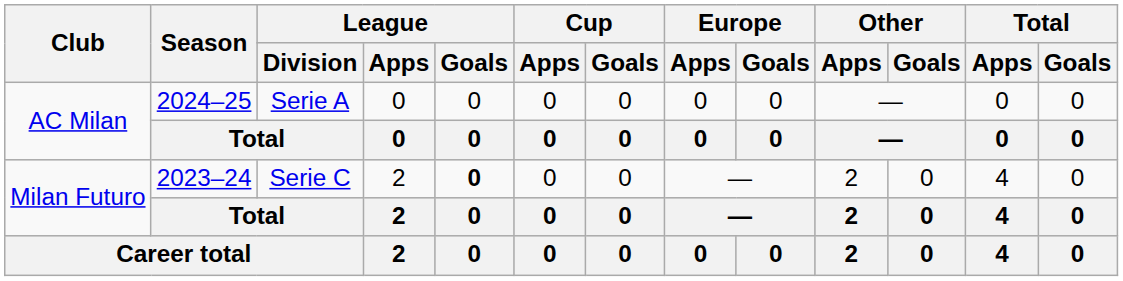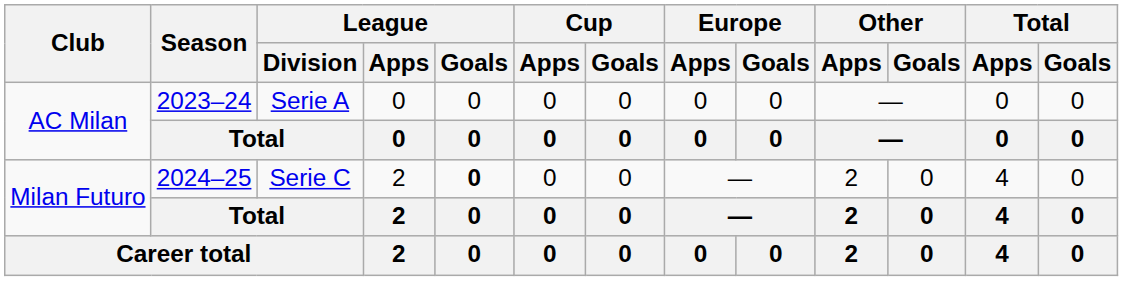(204, 100) 2024–25 -> (204, 100) 2023–24
(204, 178) 2023–24 -> (204, 178) 2024–25
